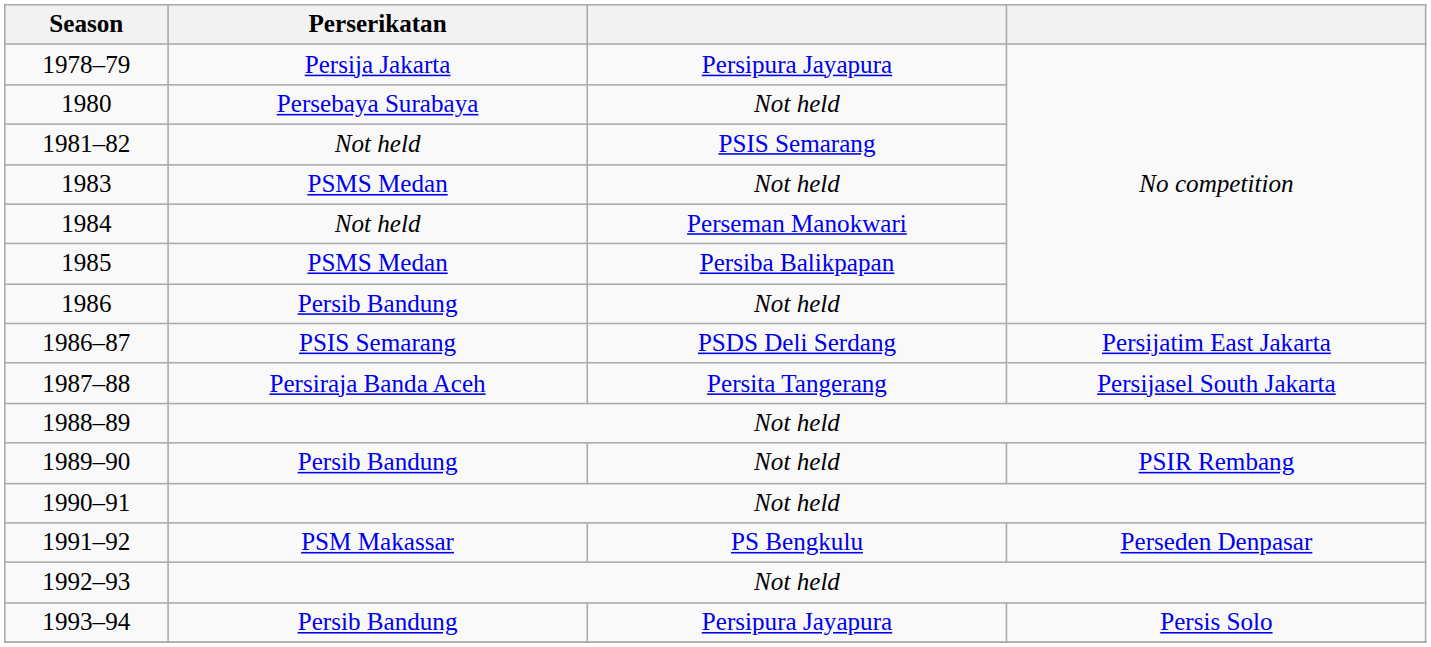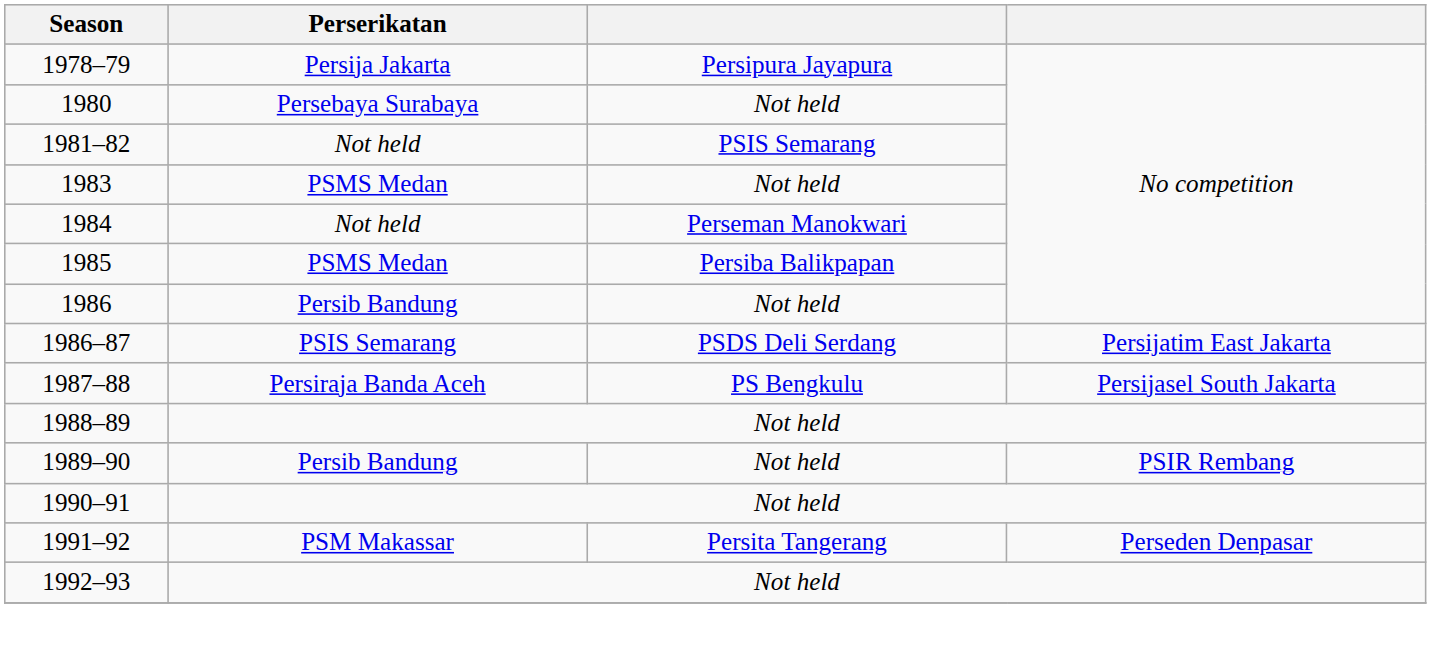(797, 382) Persita Tangerang -> (797, 382) PS Bengkulu
(797, 542) PS Bengkulu -> (797, 542) Persita Tangerang
- row: (86, 622)
